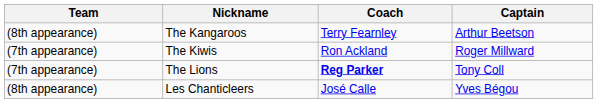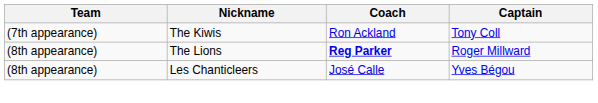- row: (206, 32)
(495, 51) Roger Millward -> (476, 32) Tony Coll
(52, 70) (7th appearance) -> (52, 51) (8th appearance)
(480, 70) Tony Coll -> (491, 51) Roger Millward
